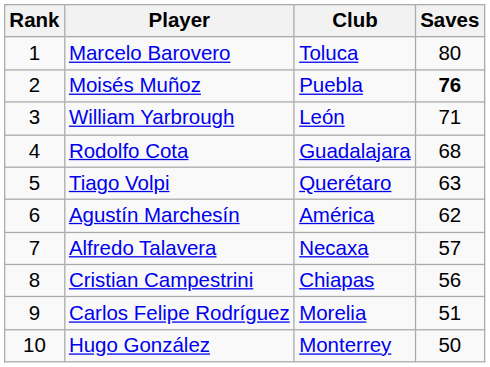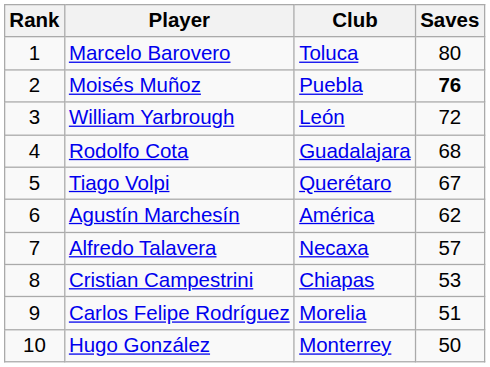(450, 118) 71 -> (450, 118) 72
(450, 183) 63 -> (450, 183) 67
(450, 280) 56 -> (450, 280) 53
